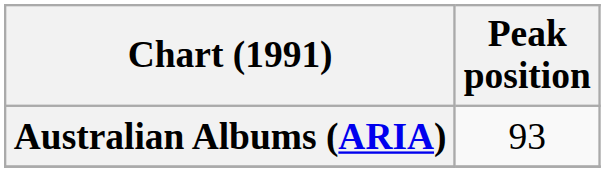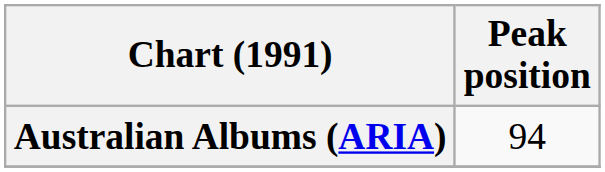(527, 135) 93 -> (527, 135) 94
